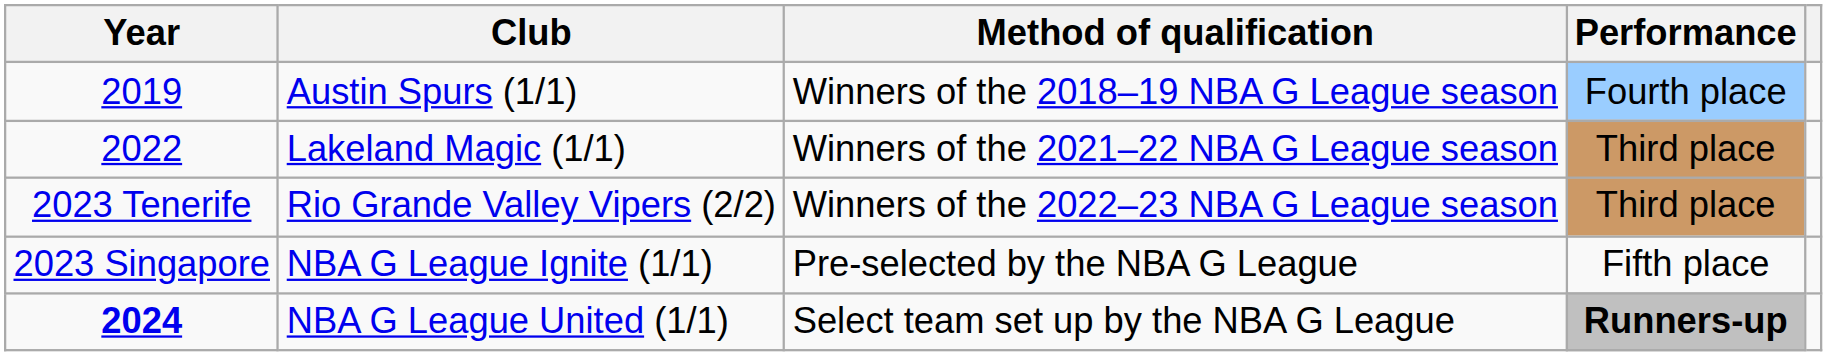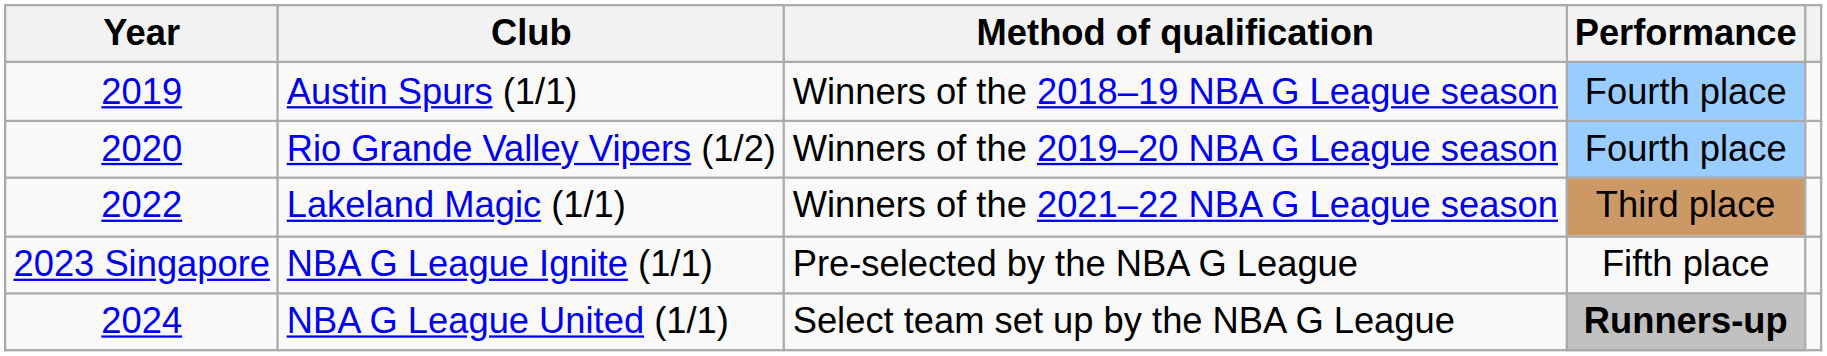+ row: (531, 148)
- row: (531, 206)
(142, 321) bold -> (142, 321) normal
